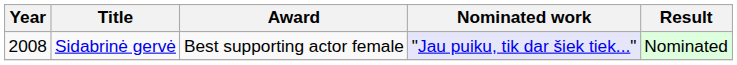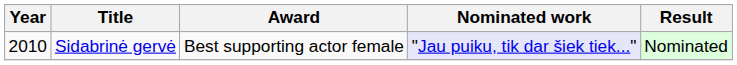(28, 45) 2008 -> (28, 45) 2010
